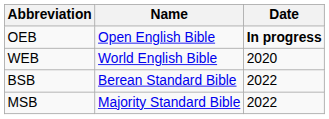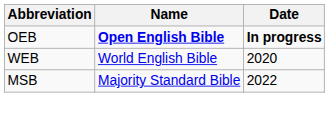(157, 37) normal -> (161, 37) bold
- row: (21, 80)
